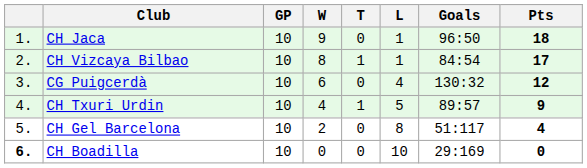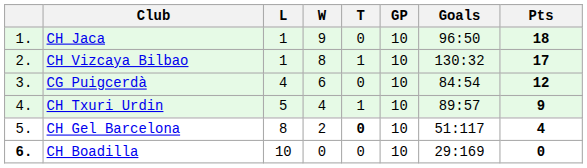columns swapped: (283, 16) <-> (399, 16)
(460, 61) 84:54 -> (460, 61) 130:32
(460, 84) 130:32 -> (460, 84) 84:54
(361, 129) normal -> (361, 129) bold
